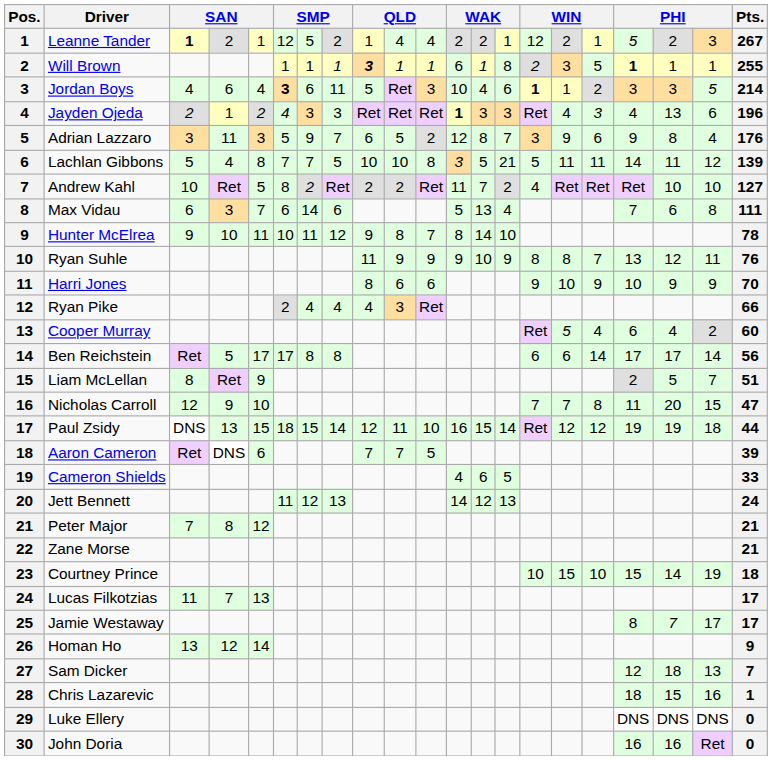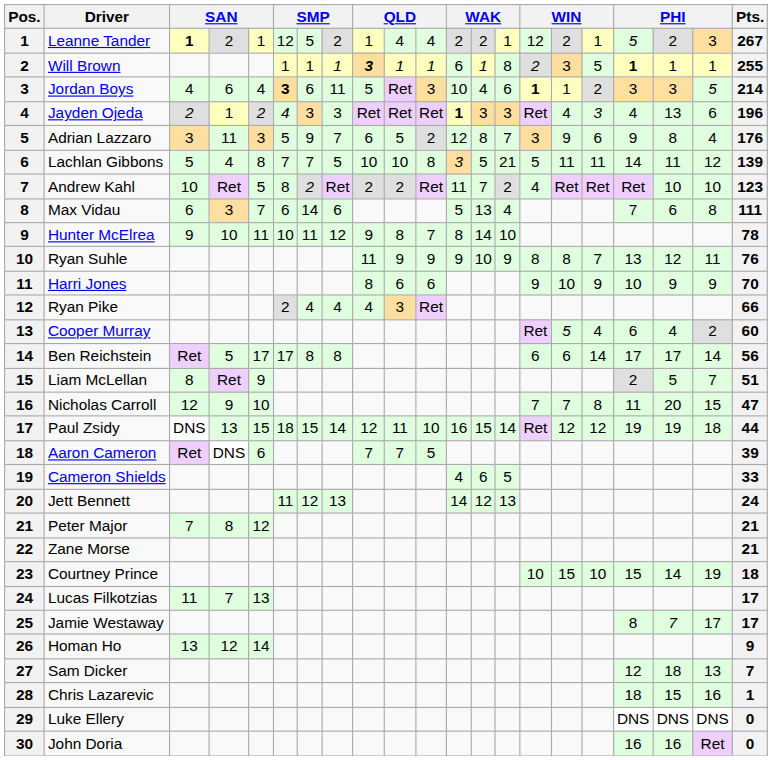(750, 186) 127 -> (750, 186) 123
